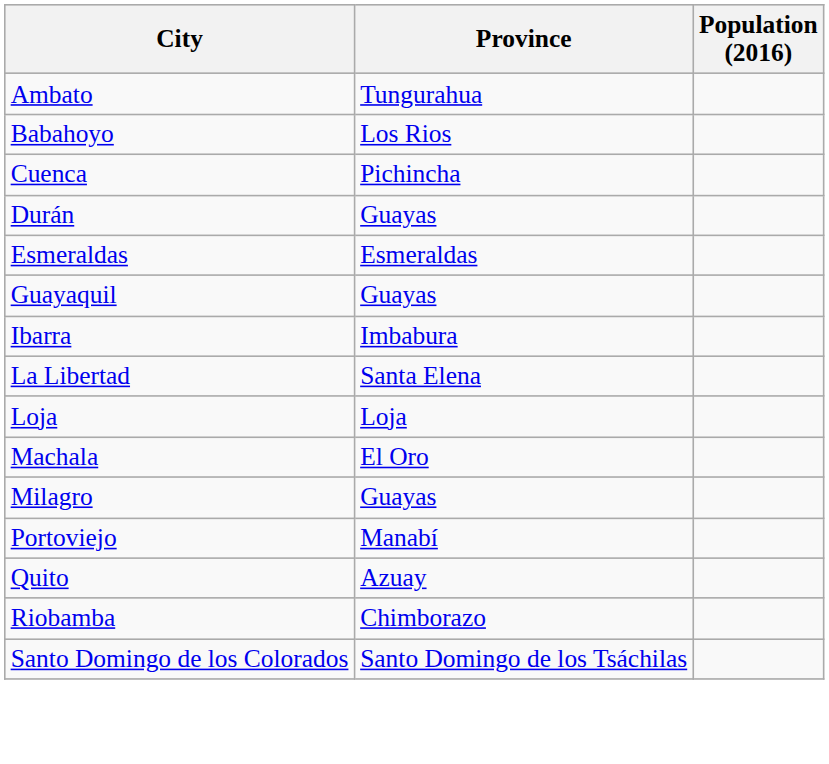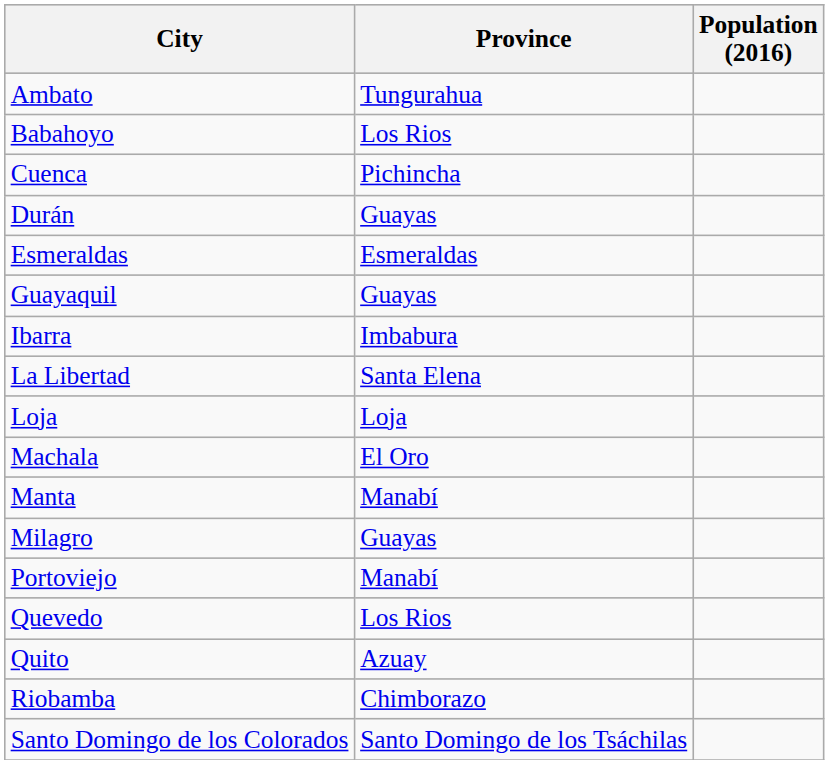+ row: (43, 497)
+ row: (57, 618)
